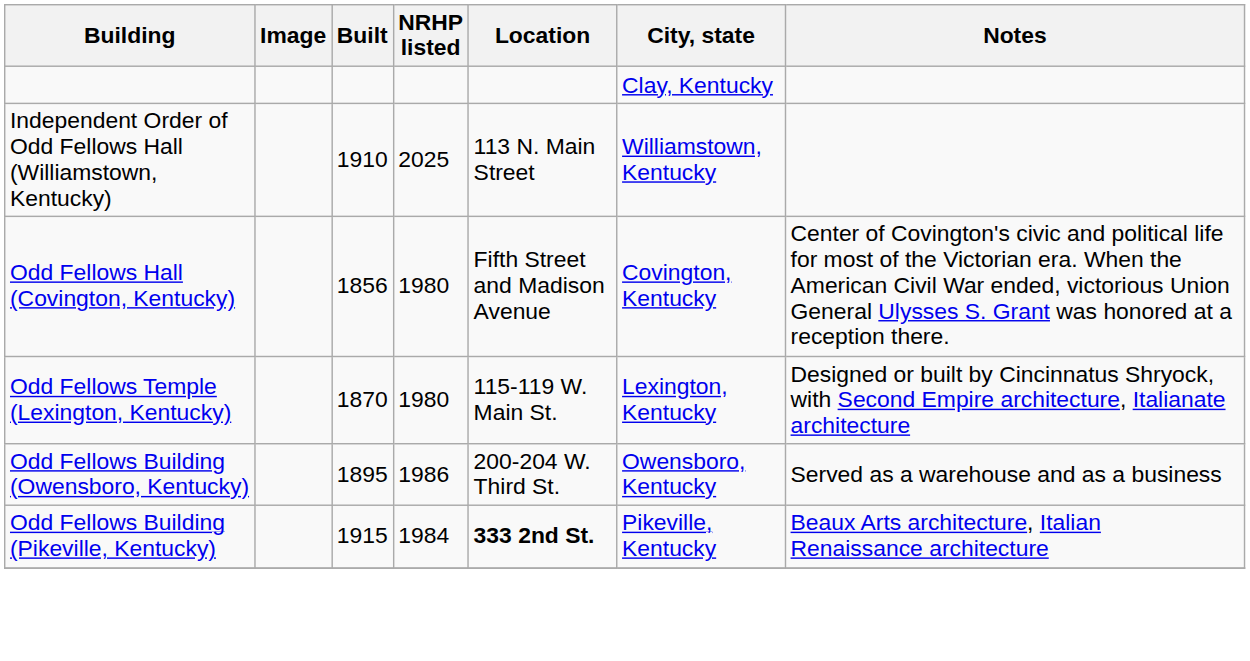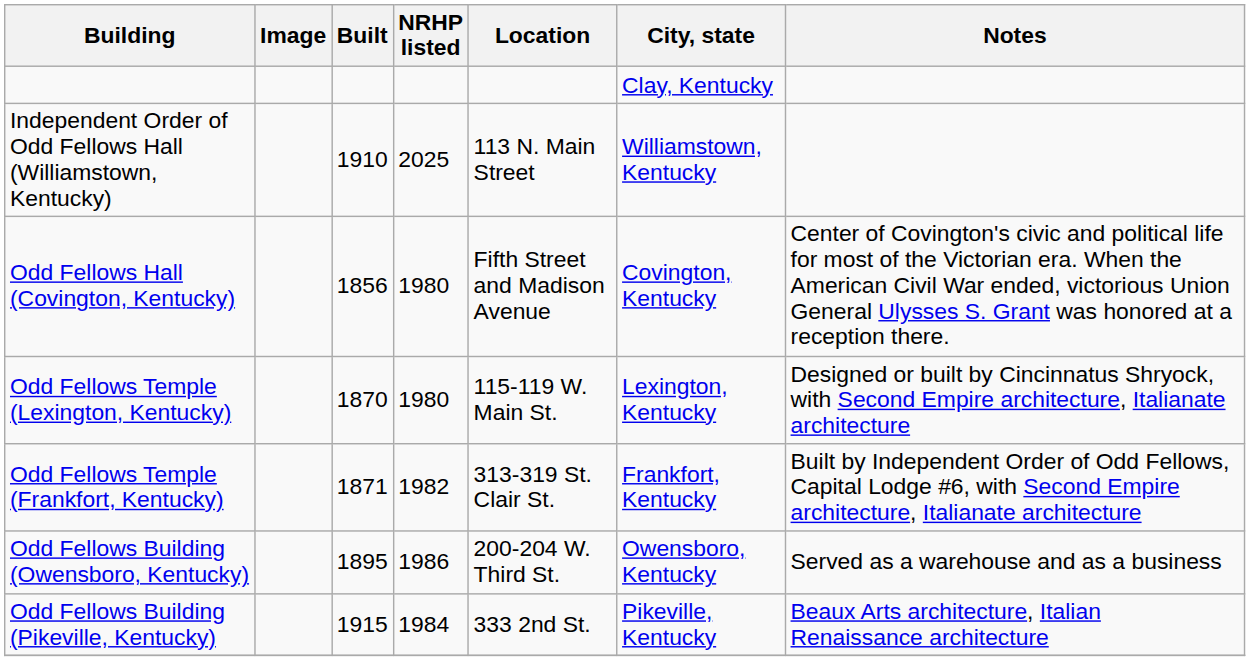+ row: (117, 487)
(534, 536) bold -> (532, 624) normal
